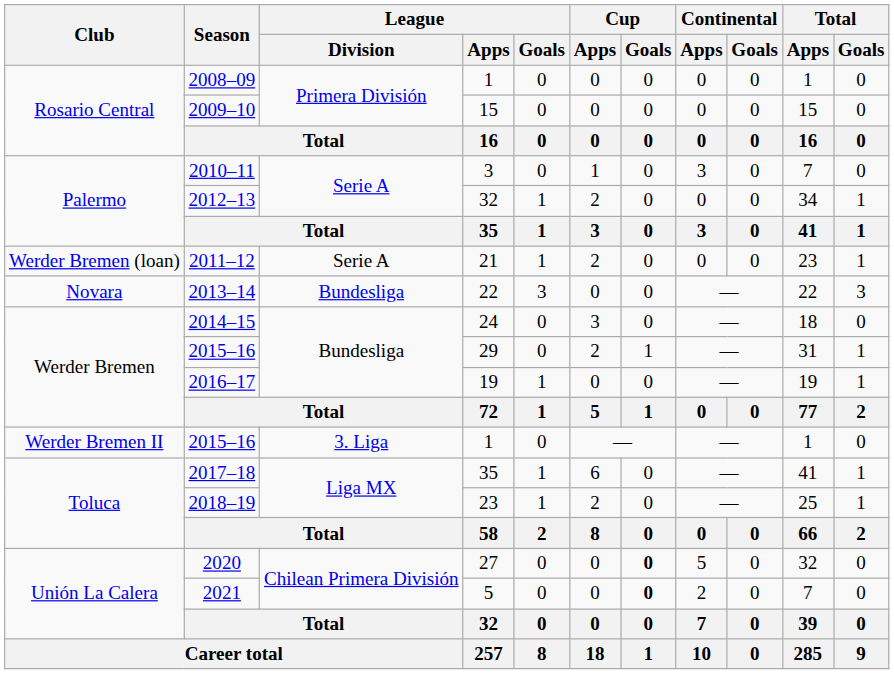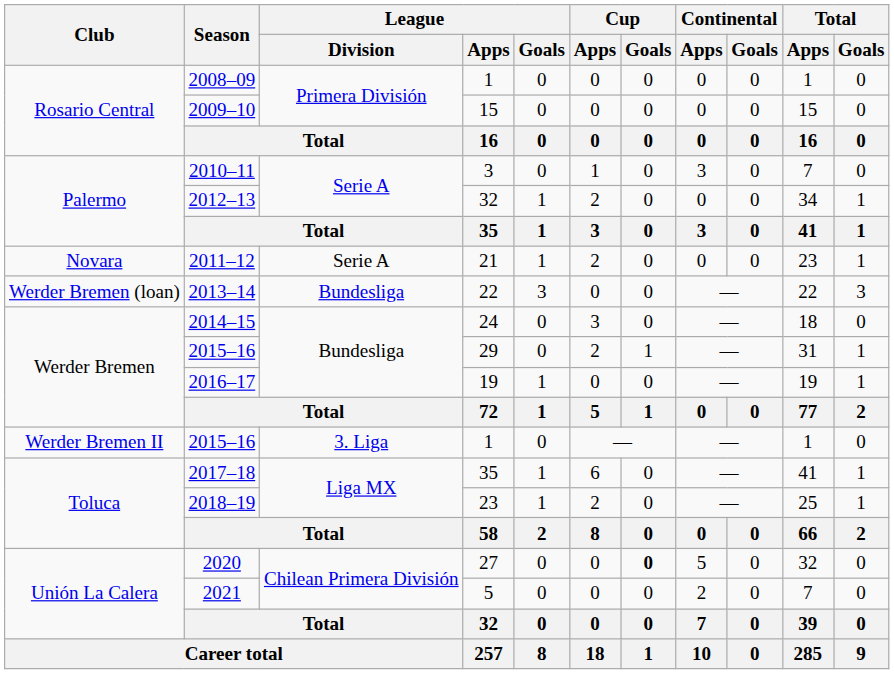(94, 261) Werder Bremen (loan) -> (94, 261) Novara
(94, 291) Novara -> (94, 291) Werder Bremen (loan)
(648, 593) bold -> (648, 593) normal
